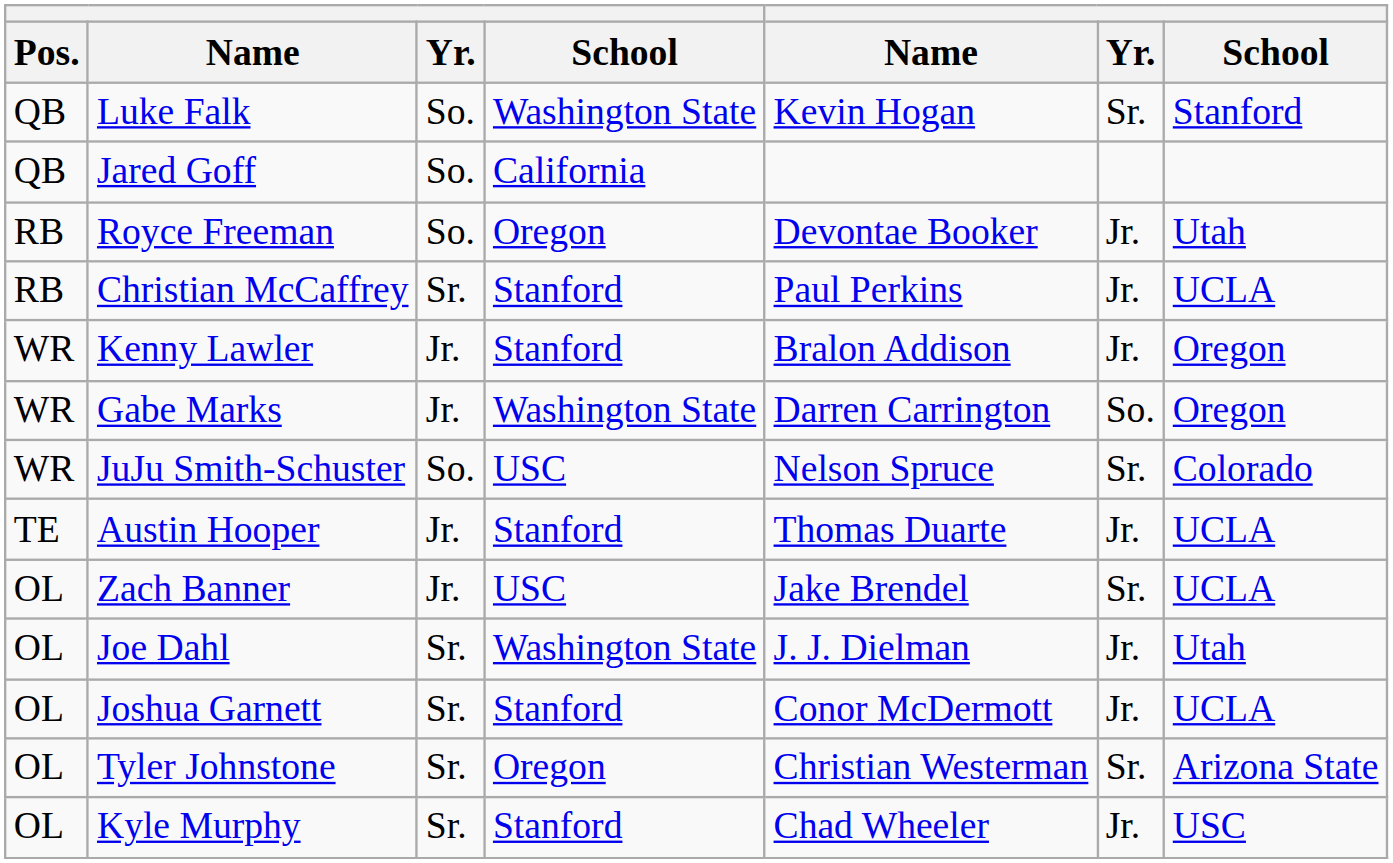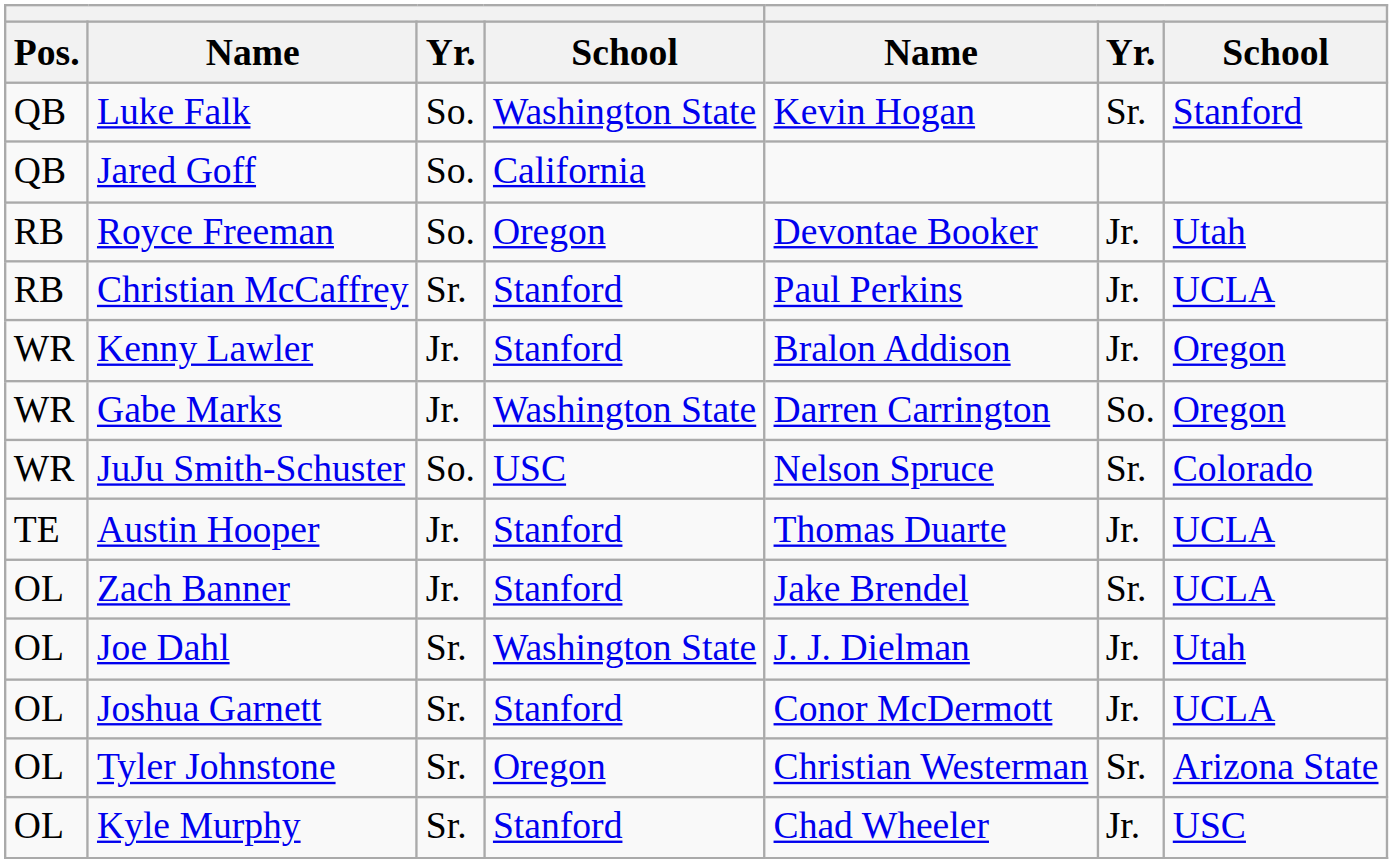(530, 588) USC -> (558, 588) Stanford
